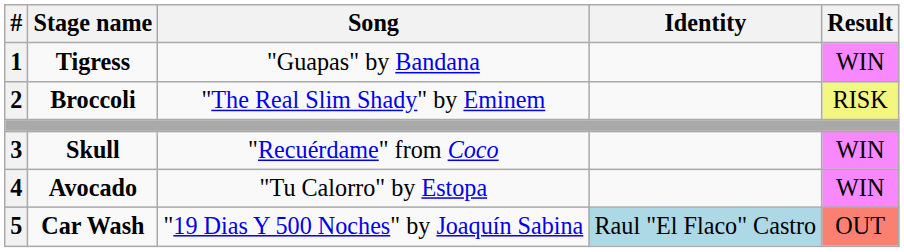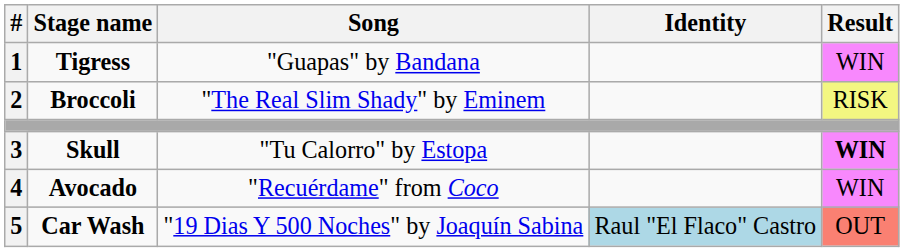(373, 149) "Recuérdame" from Coco -> (373, 149) "Tu Calorro" by Estopa
(860, 149) normal -> (860, 149) bold
(373, 188) "Tu Calorro" by Estopa -> (373, 188) "Recuérdame" from Coco
